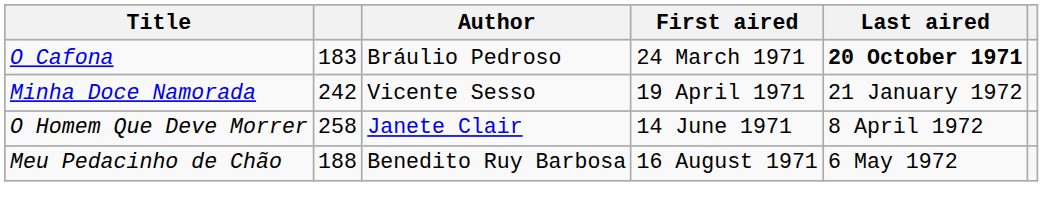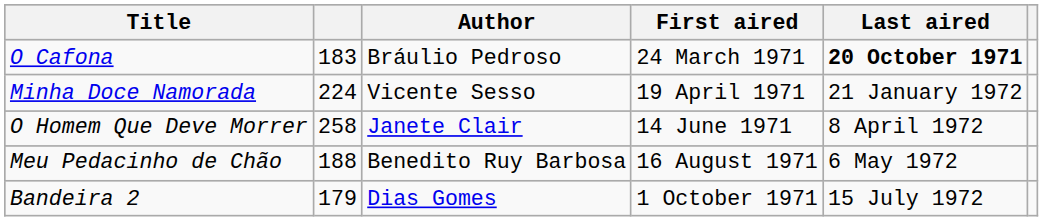(338, 93) 242 -> (338, 93) 224
+ row: (75, 198)
